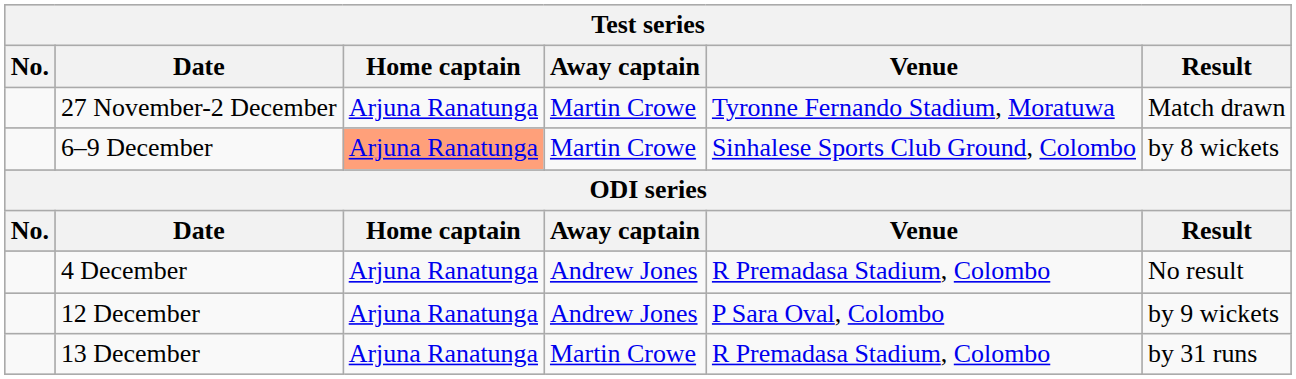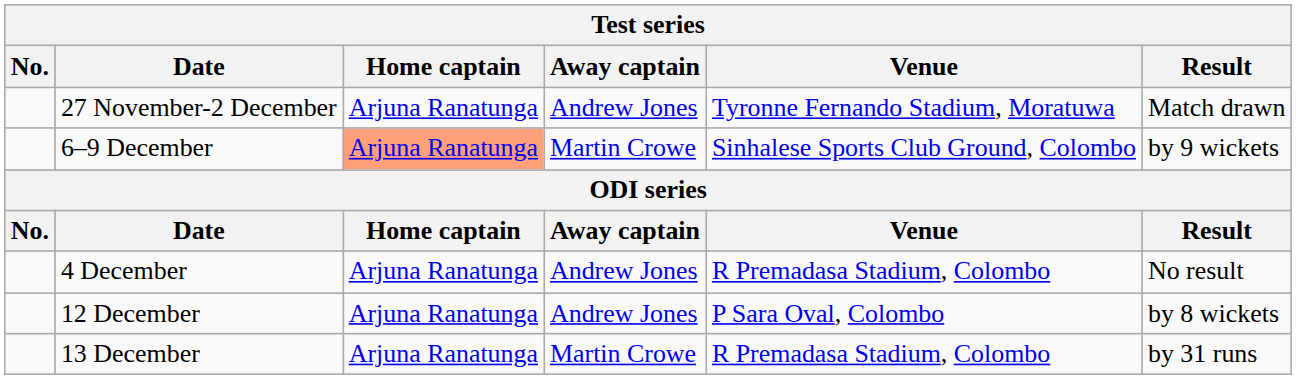(623, 107) Martin Crowe -> (624, 107) Andrew Jones
(1213, 148) by 8 wickets -> (1213, 148) by 9 wickets
(1213, 312) by 9 wickets -> (1213, 312) by 8 wickets
